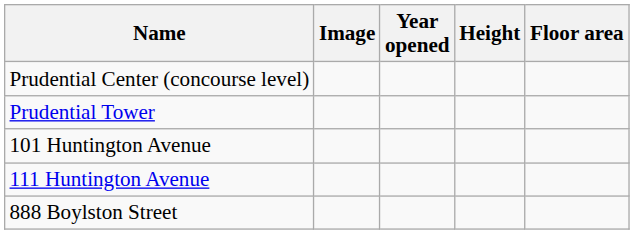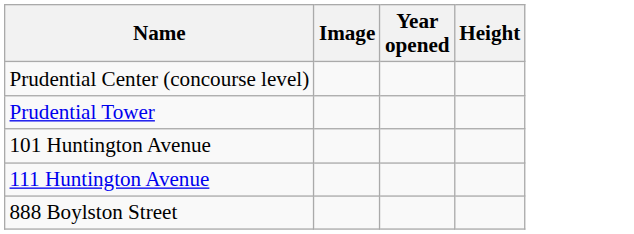- column: (577, 33)
